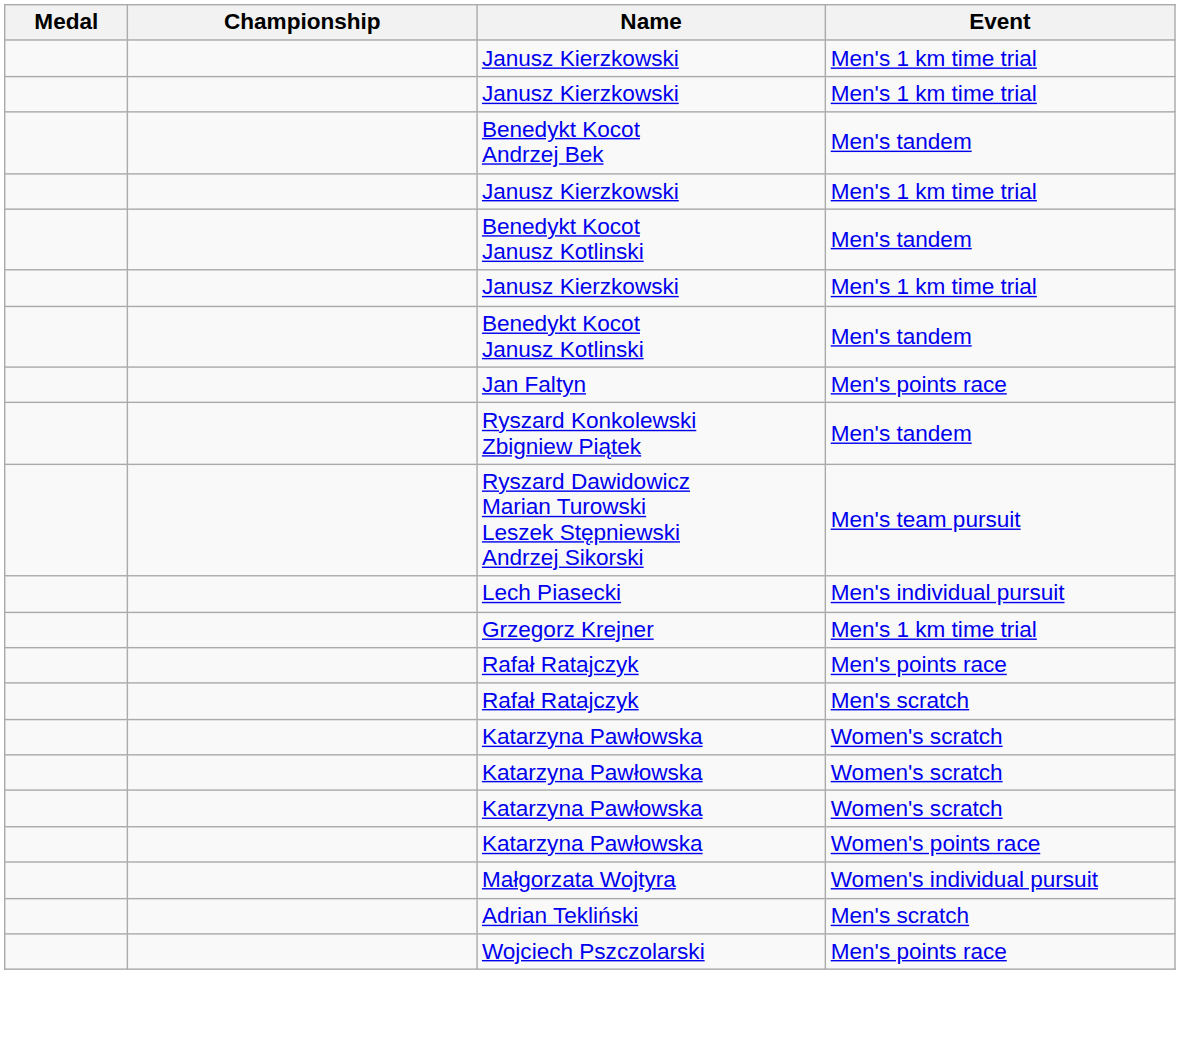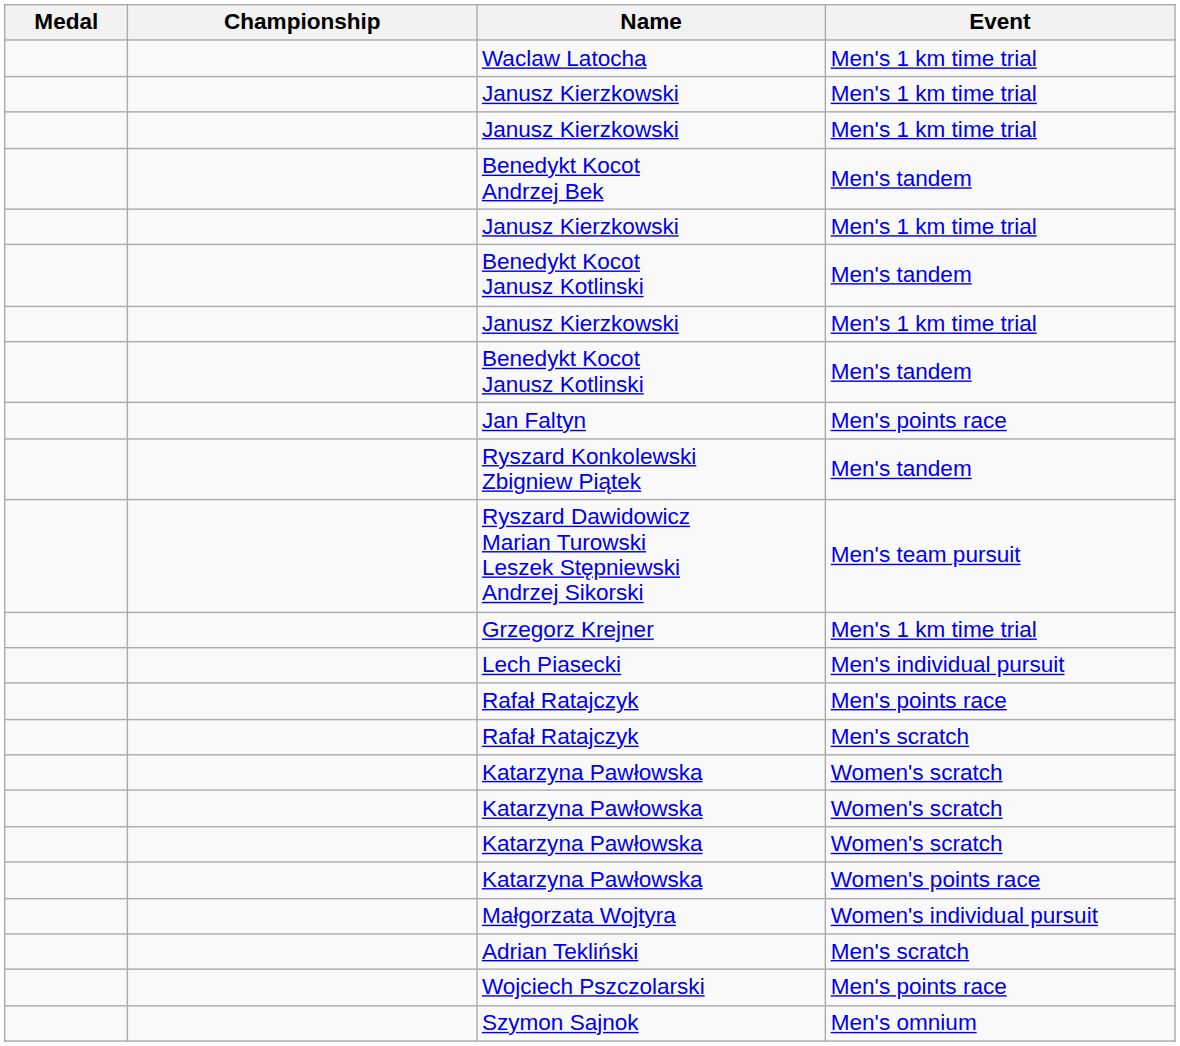+ row: (564, 58)
rows swapped: (551, 593) <-> (568, 629)
+ row: (560, 1022)
